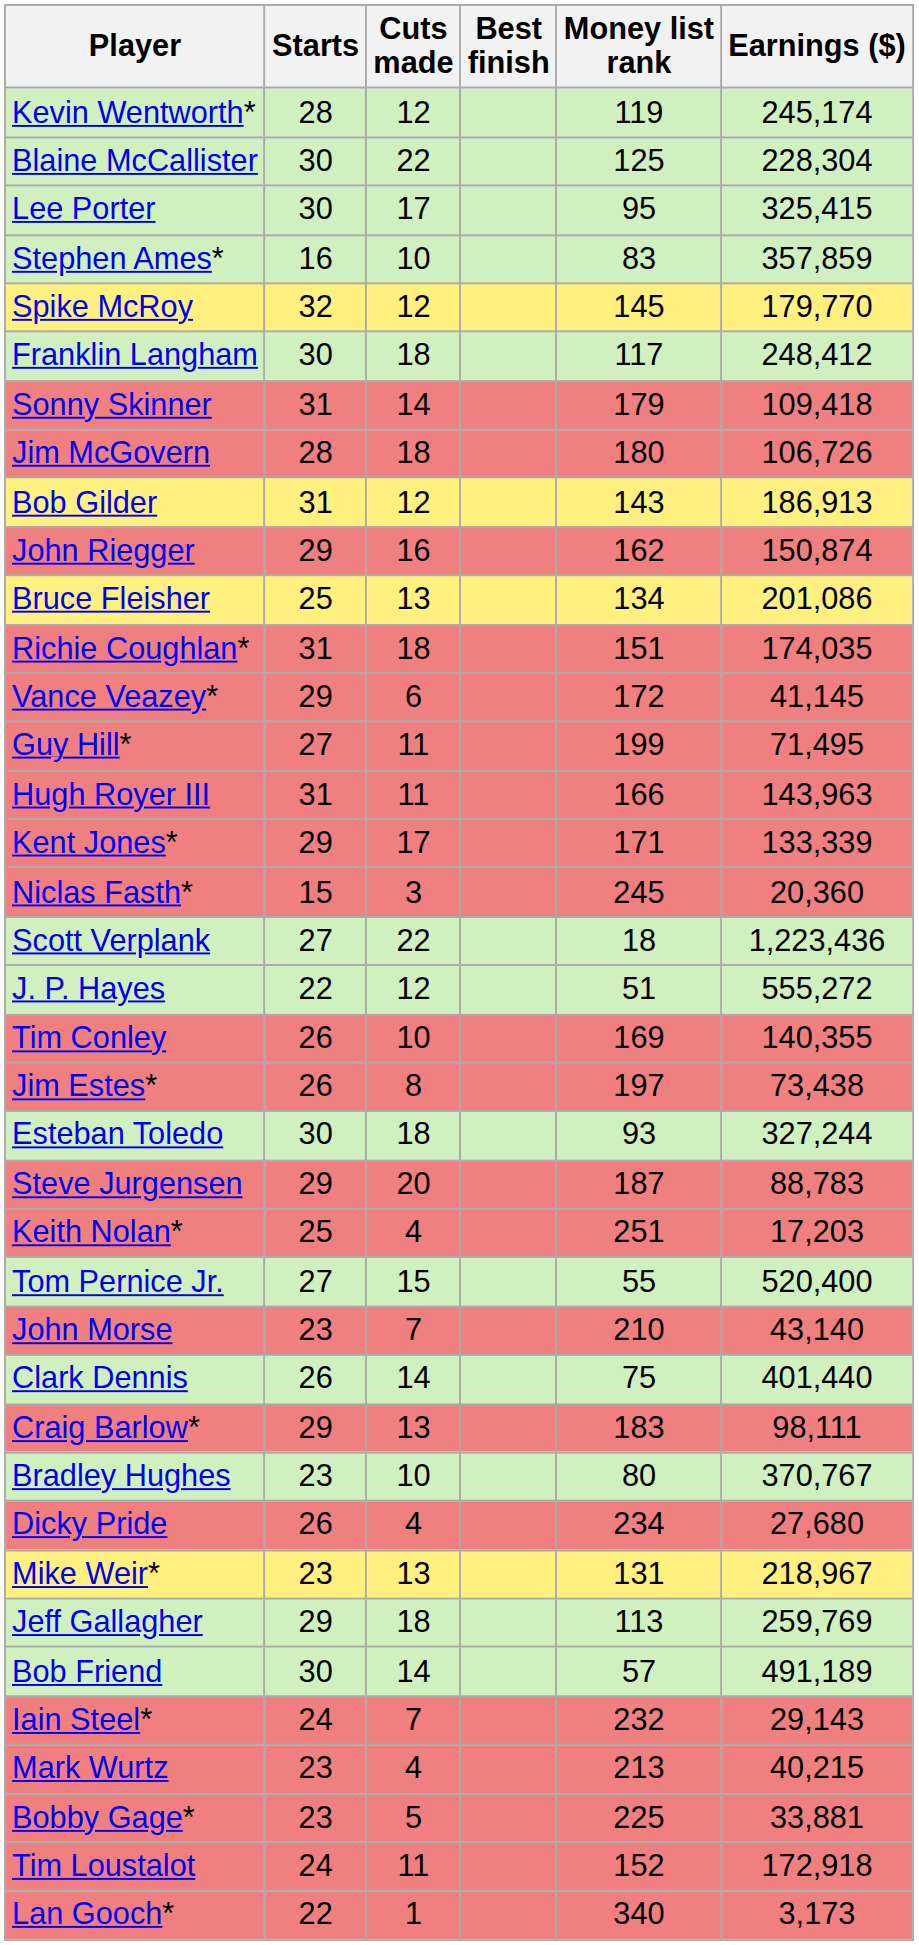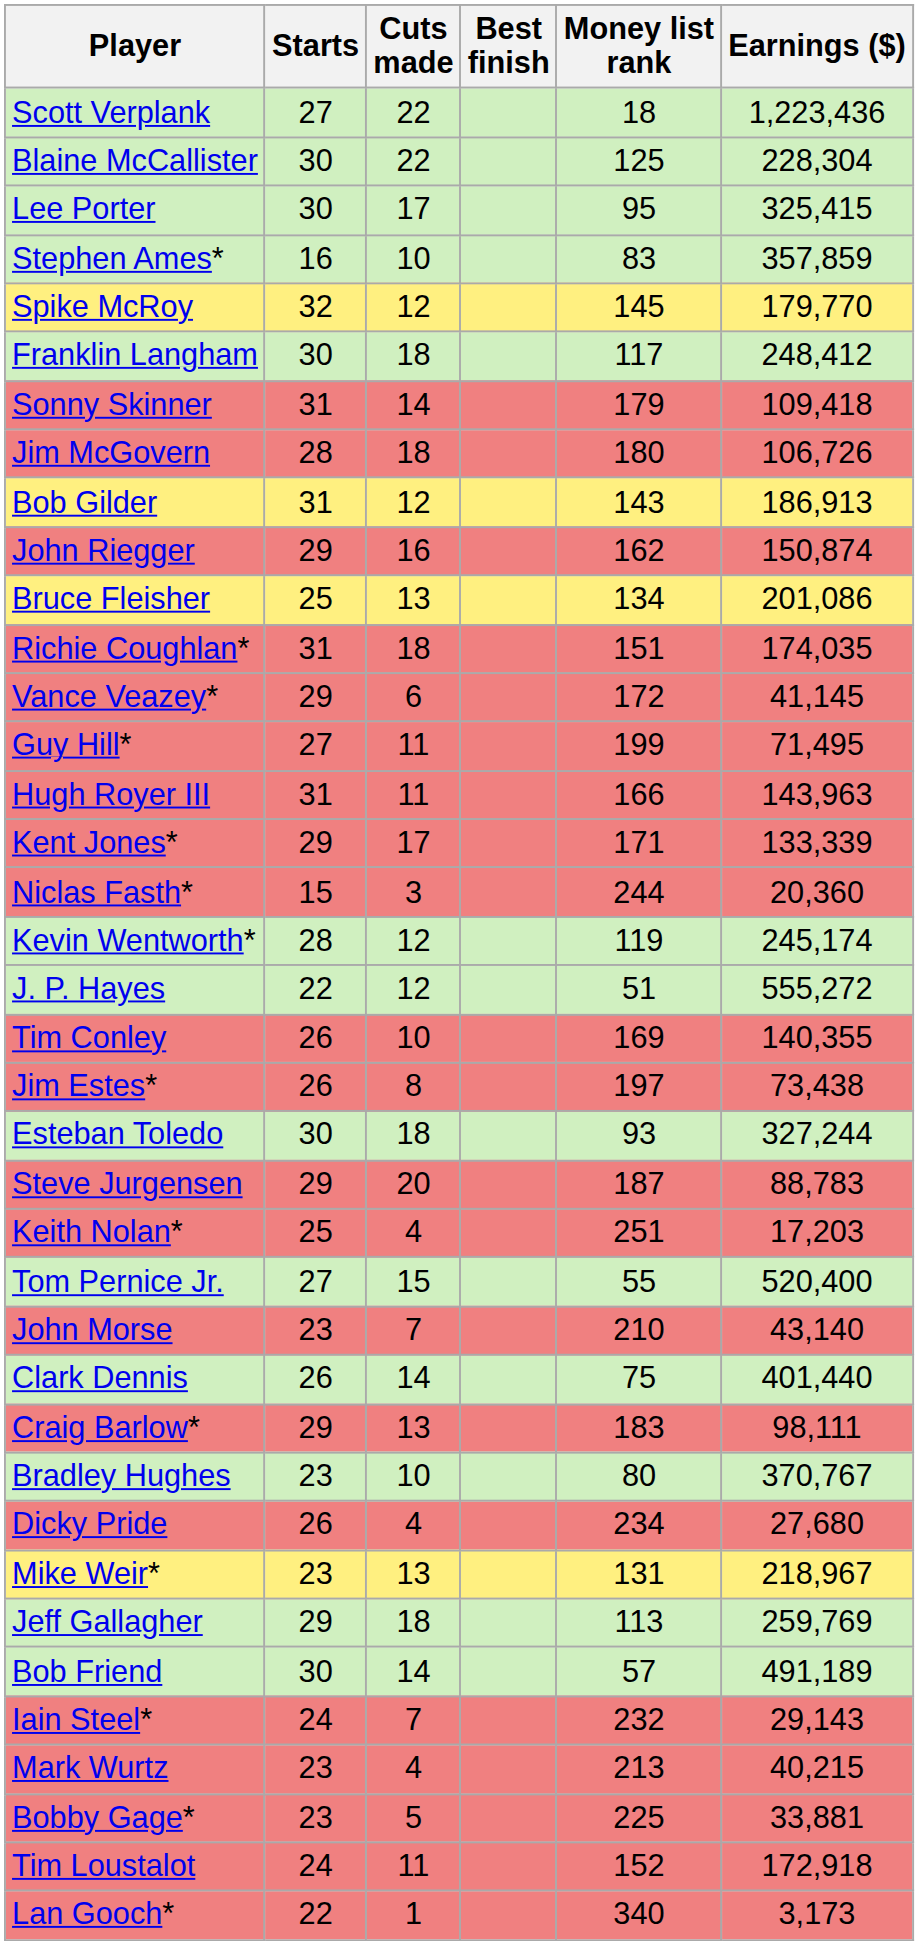rows swapped: (111, 940) <-> (134, 112)
(639, 891) 245 -> (639, 891) 244
